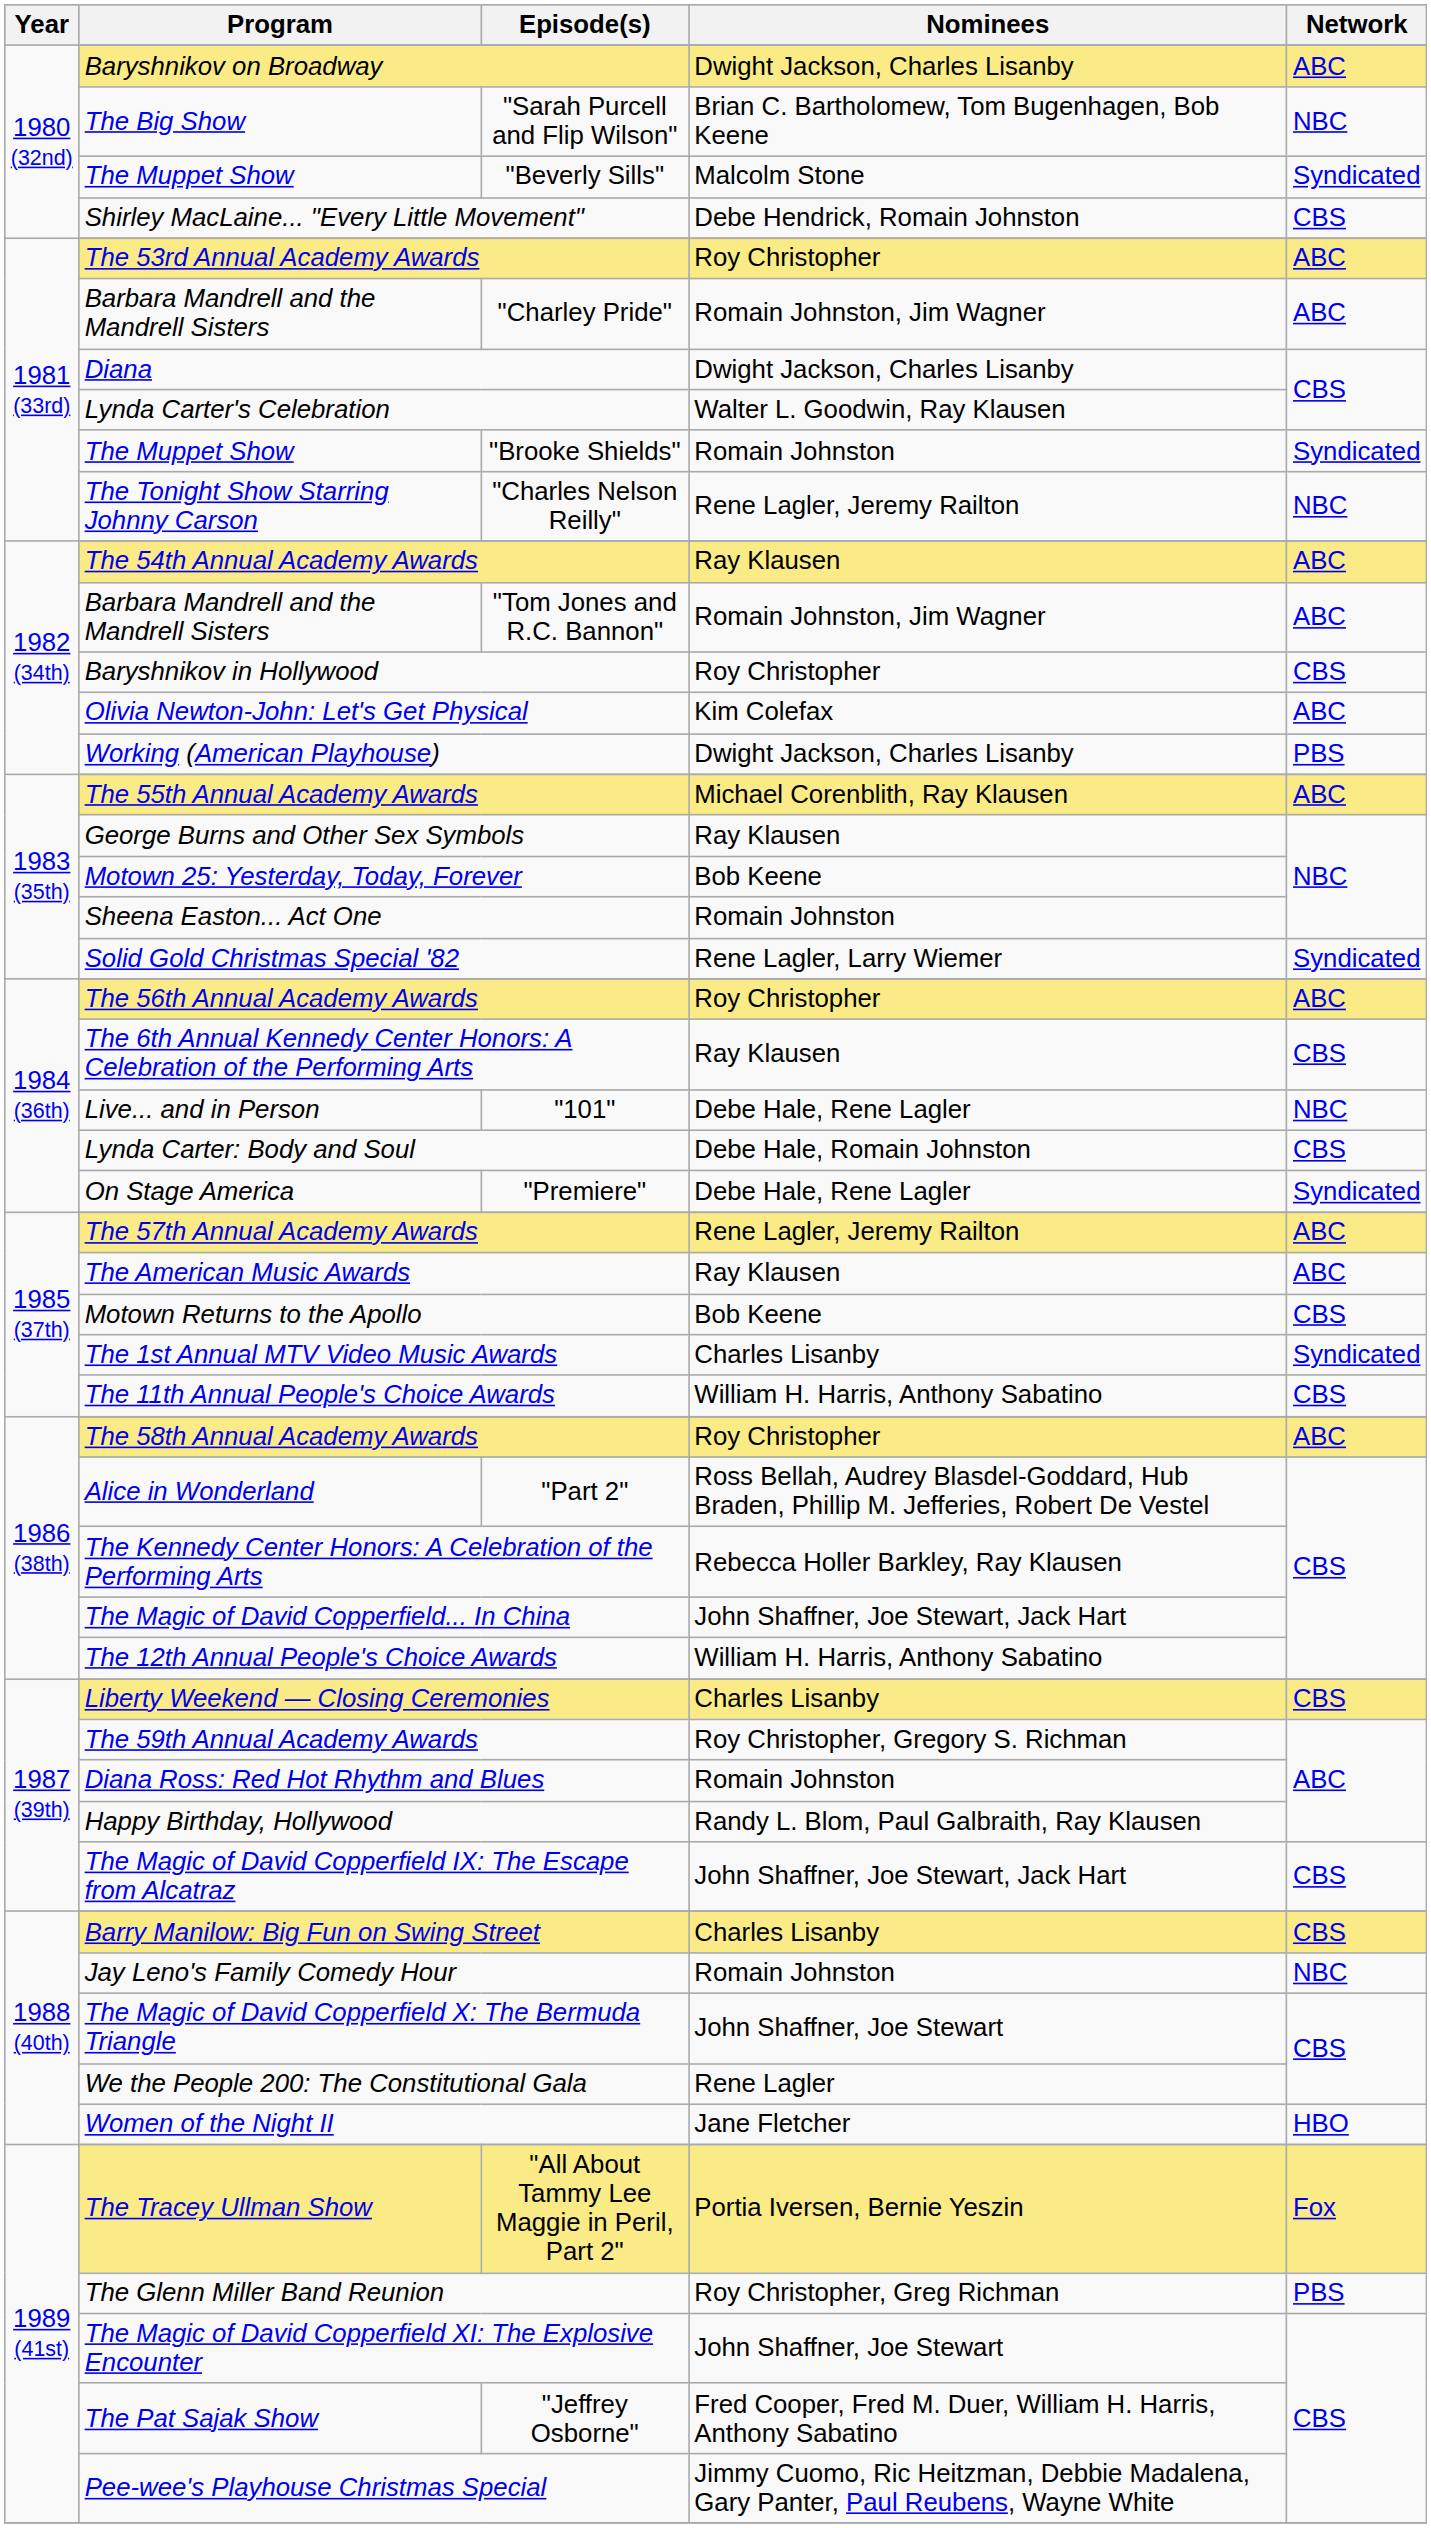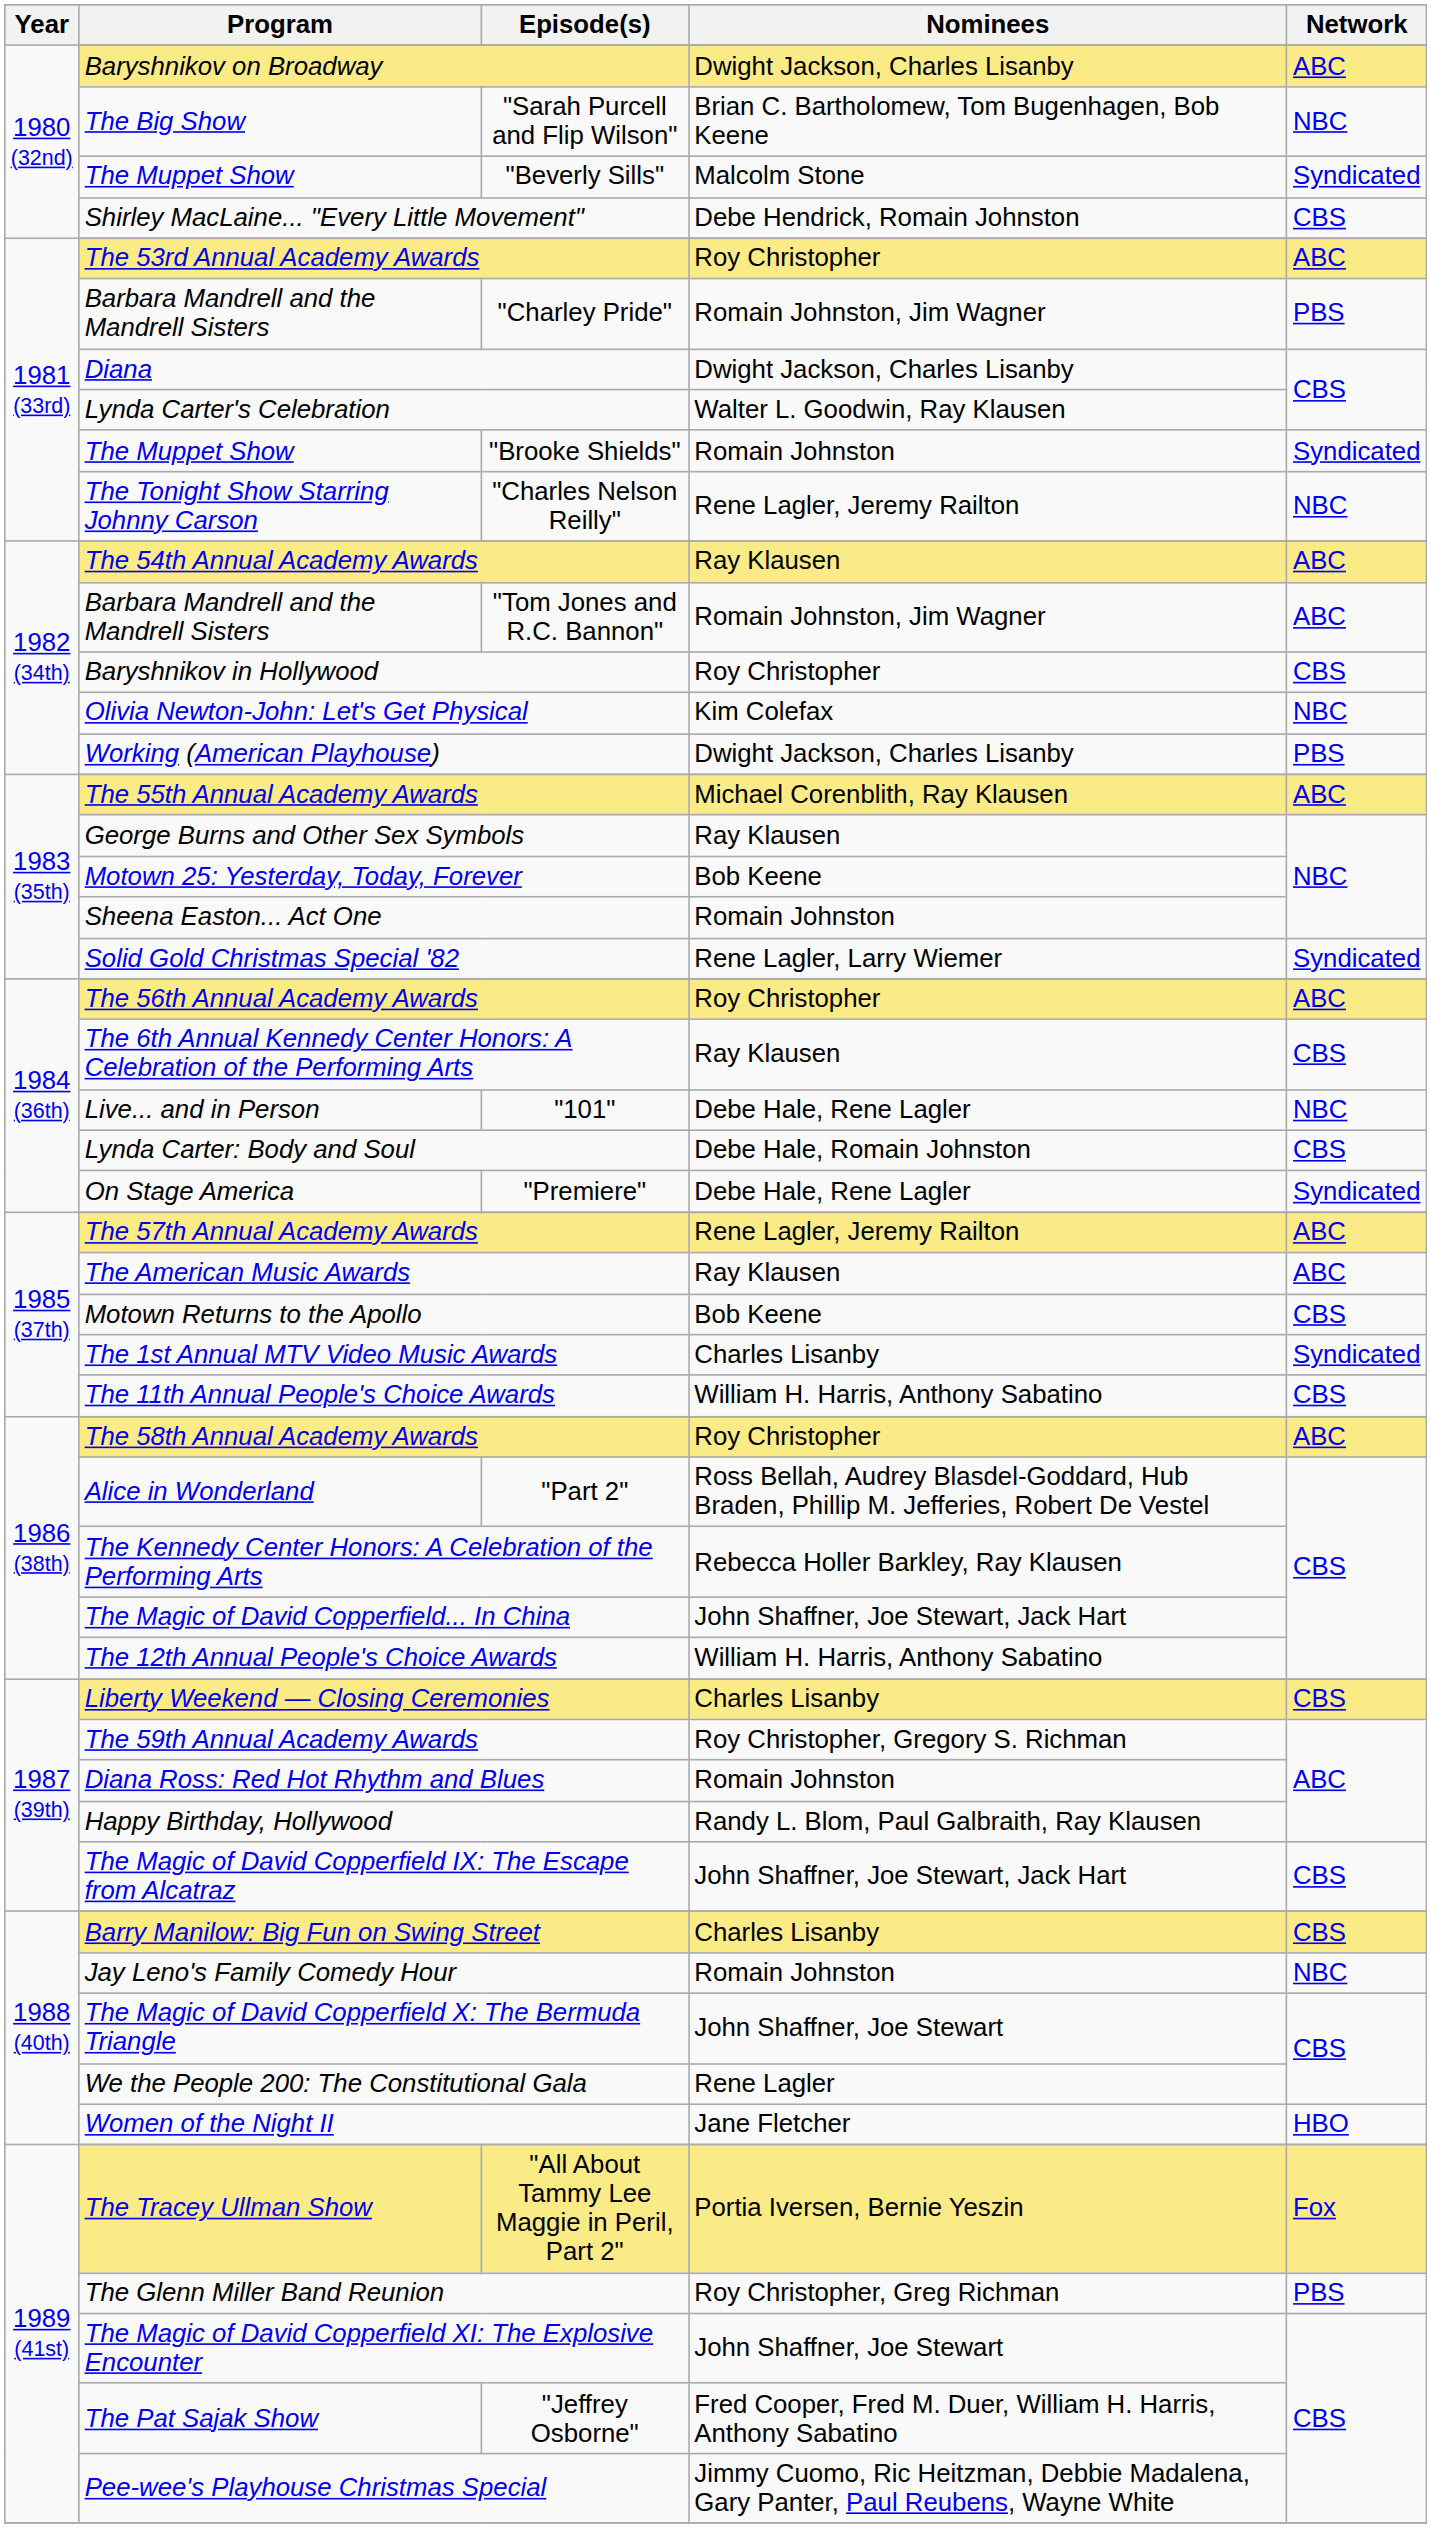(1319, 313) ABC -> (1319, 313) PBS
(1319, 712) ABC -> (1320, 712) NBC
